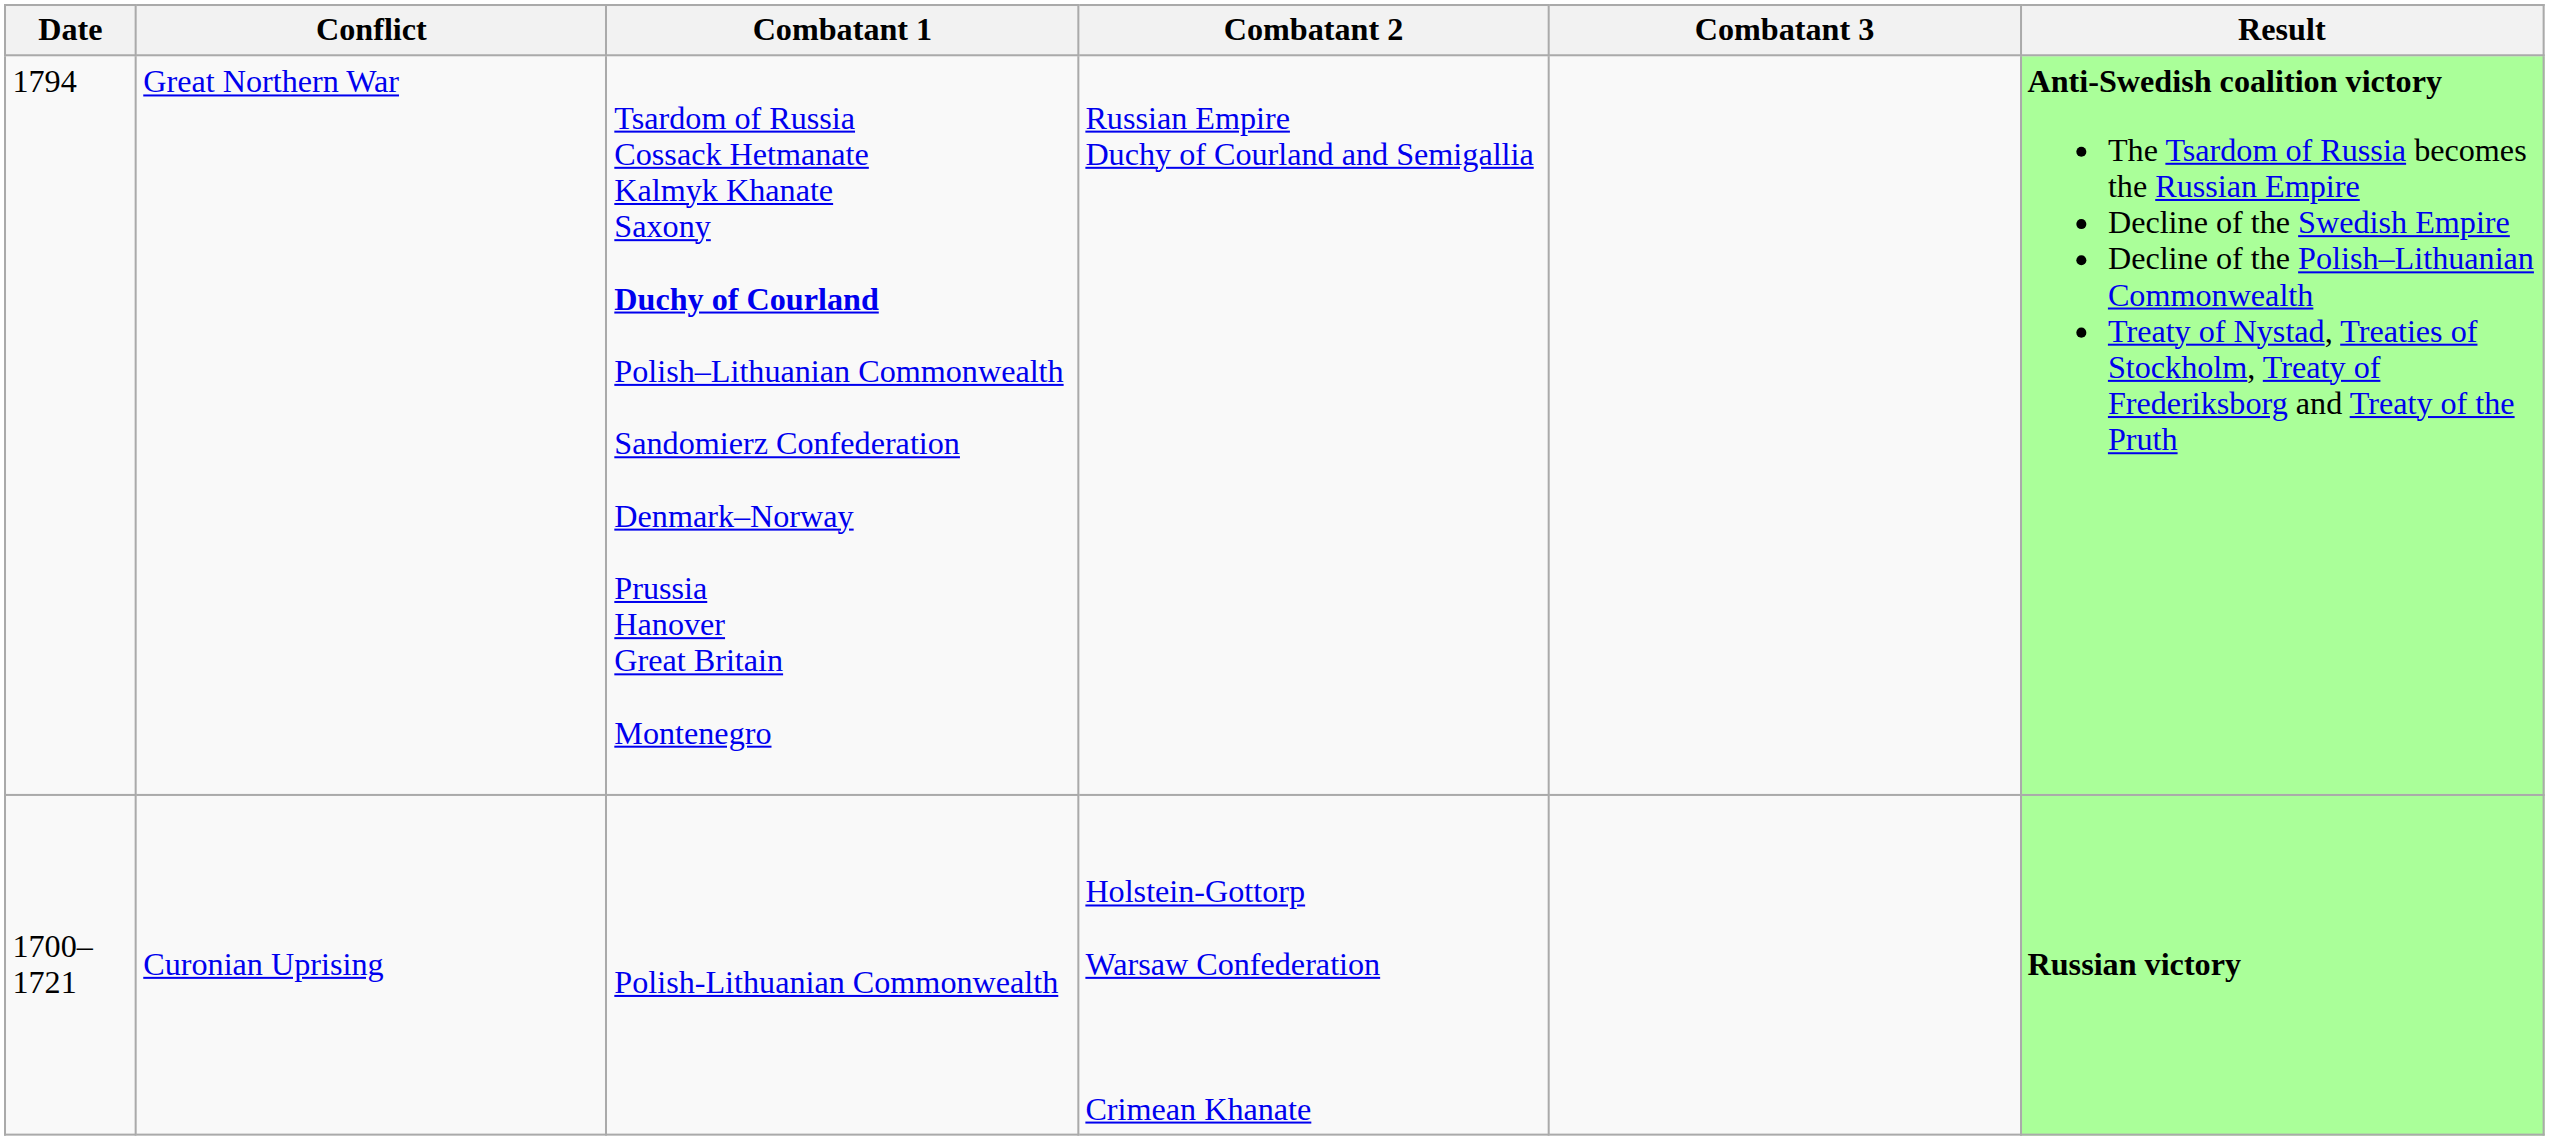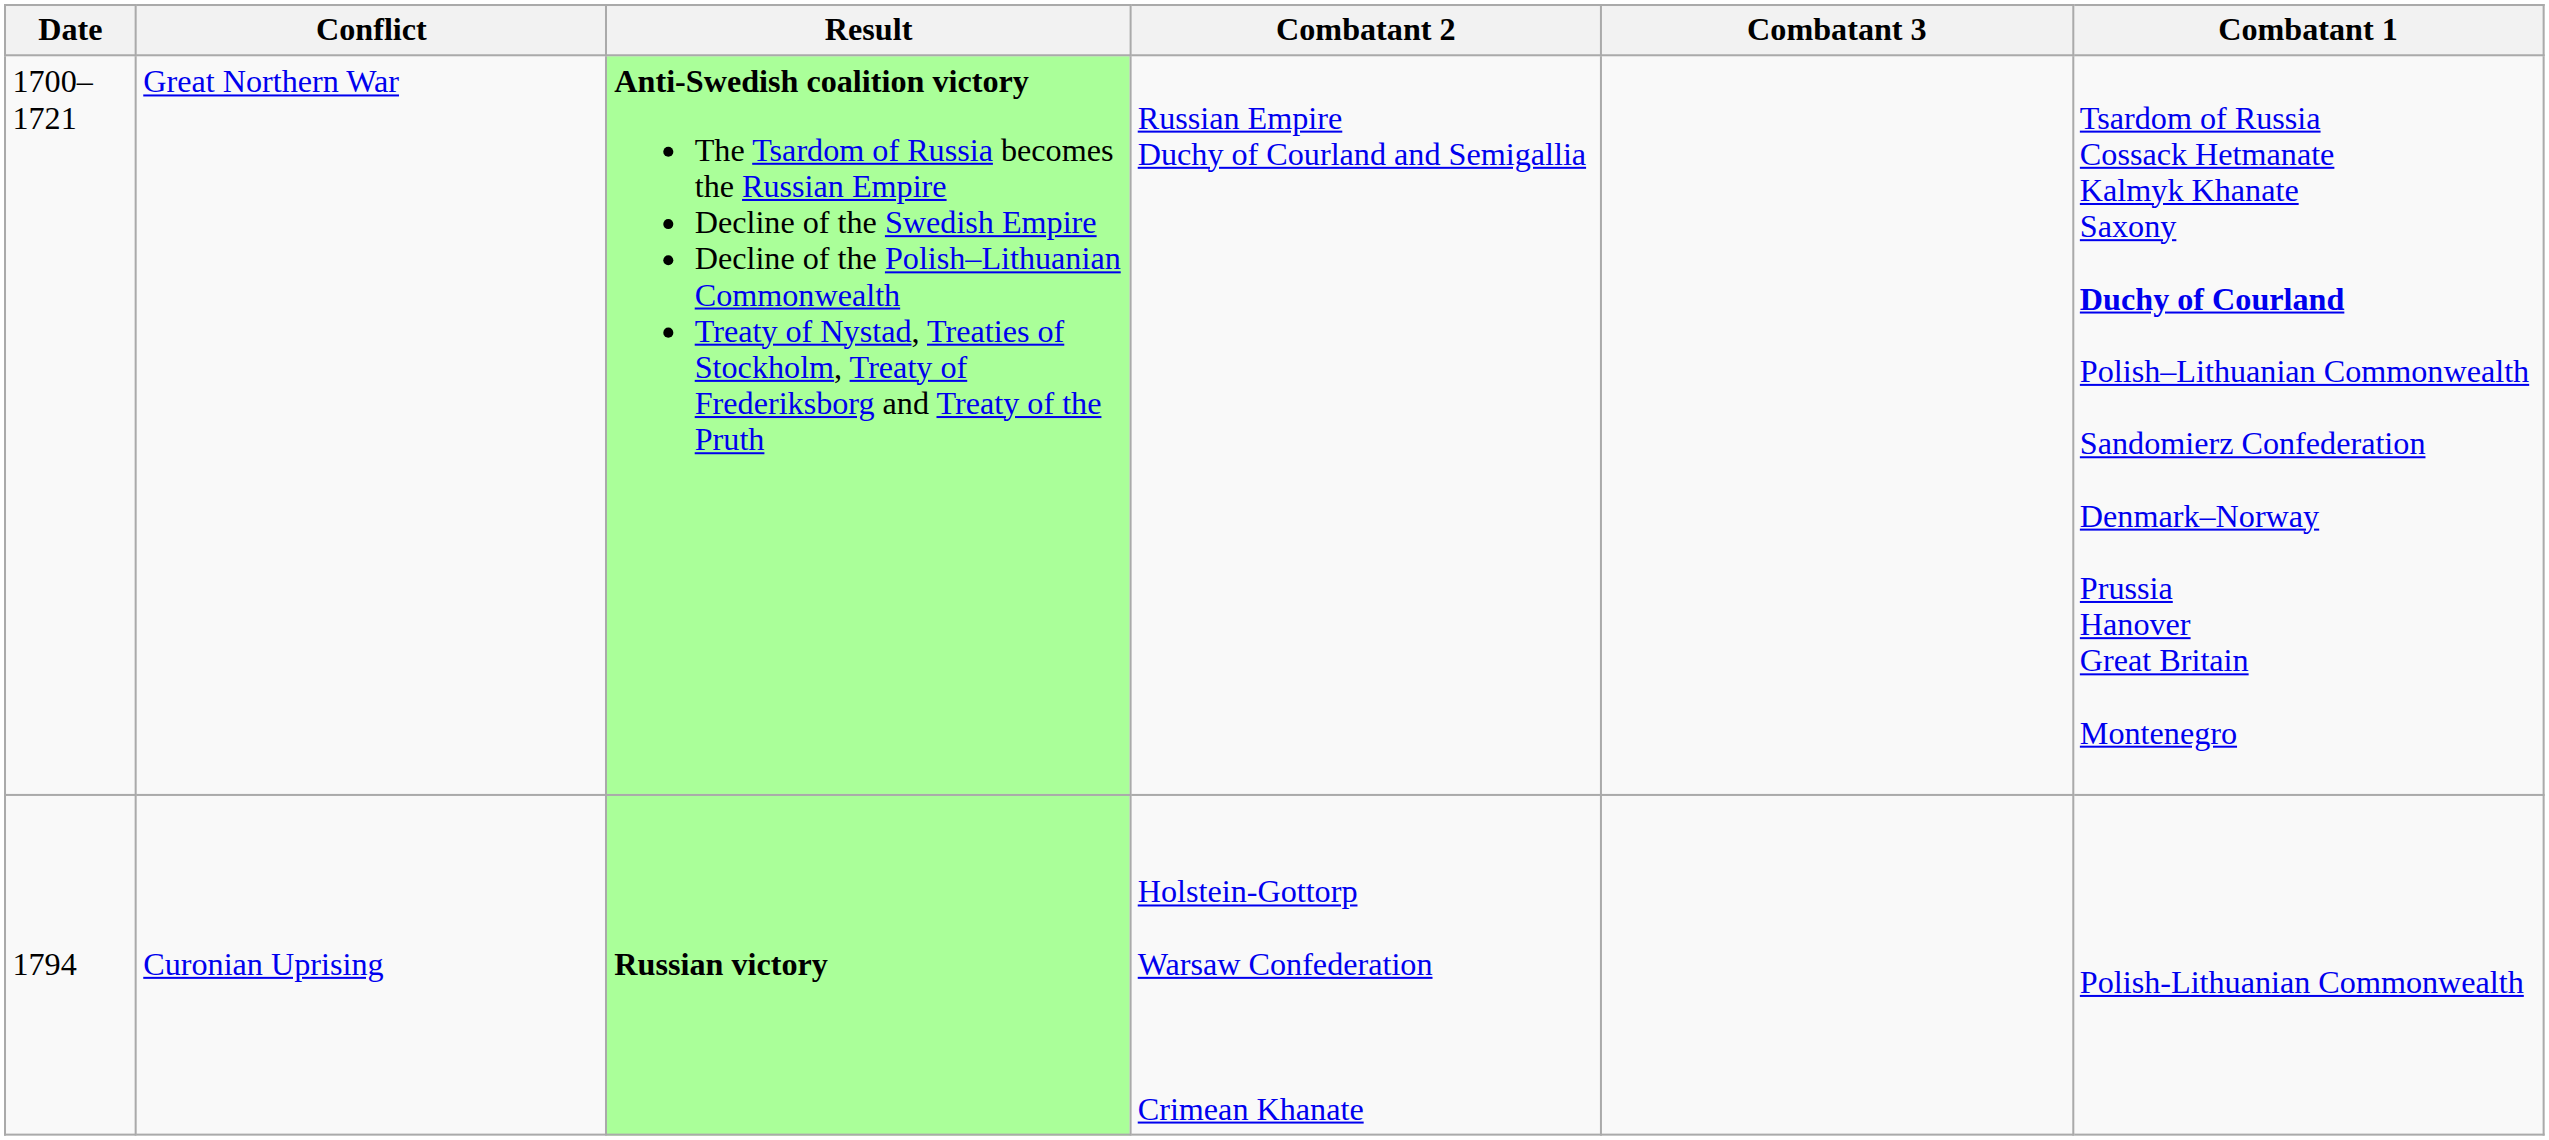columns swapped: (842, 30) <-> (2282, 30)
(45, 81) 1794 -> (53, 99) 1700–1721
(53, 964) 1700–1721 -> (45, 964) 1794
